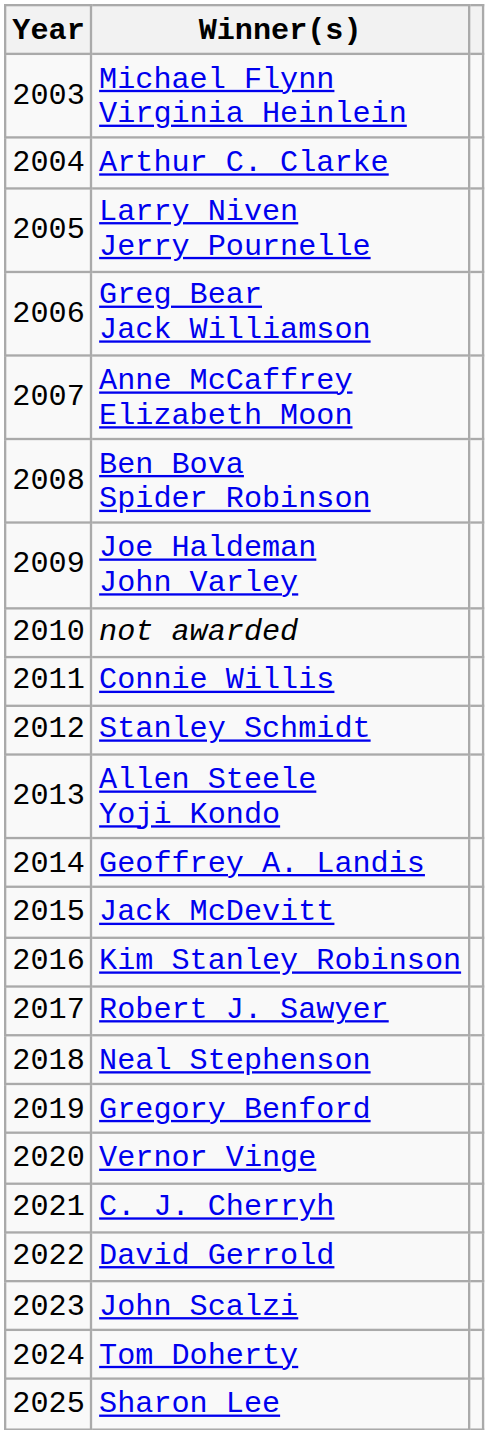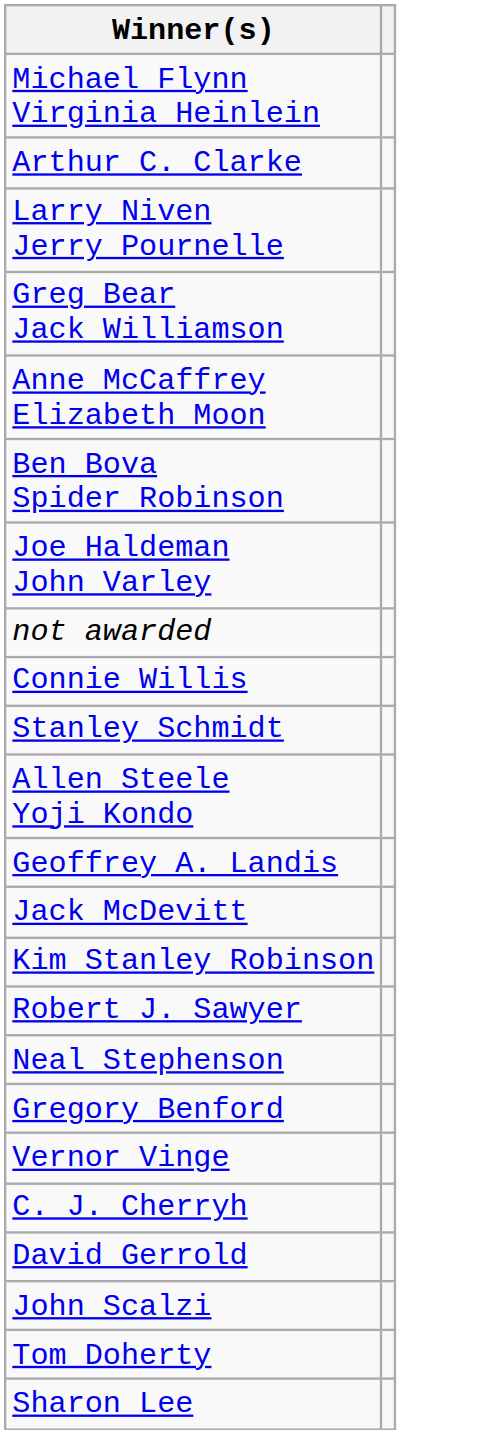- column: (49, 30)
